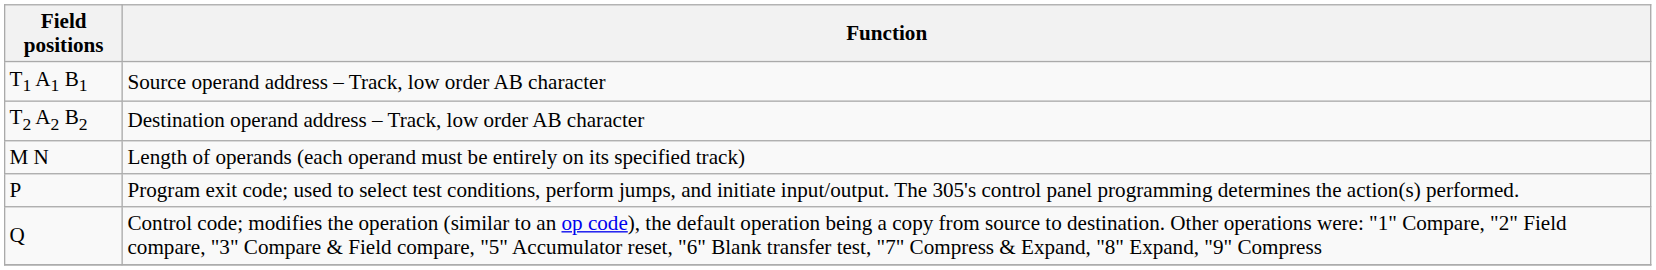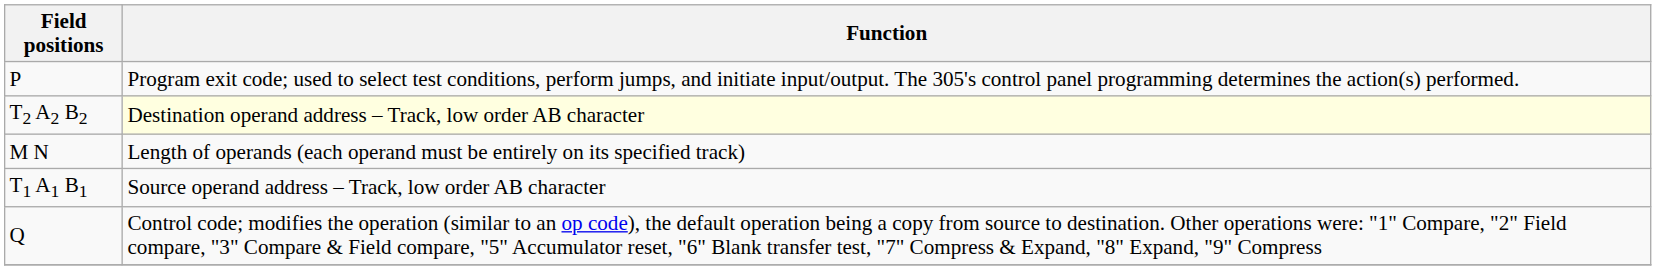rows swapped: (49, 81) <-> (15, 190)
(386, 120) no background -> (386, 114) lightyellow background
